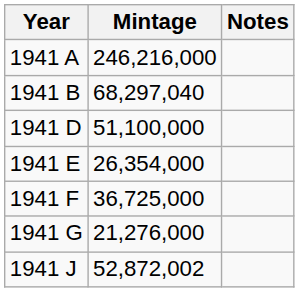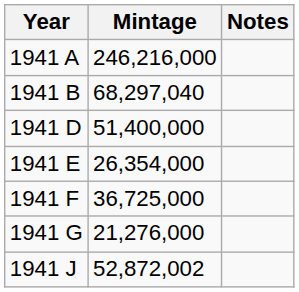(149, 127) 51,100,000 -> (149, 127) 51,400,000
